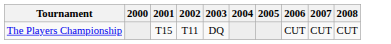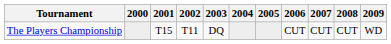+ column: (373, 13)
